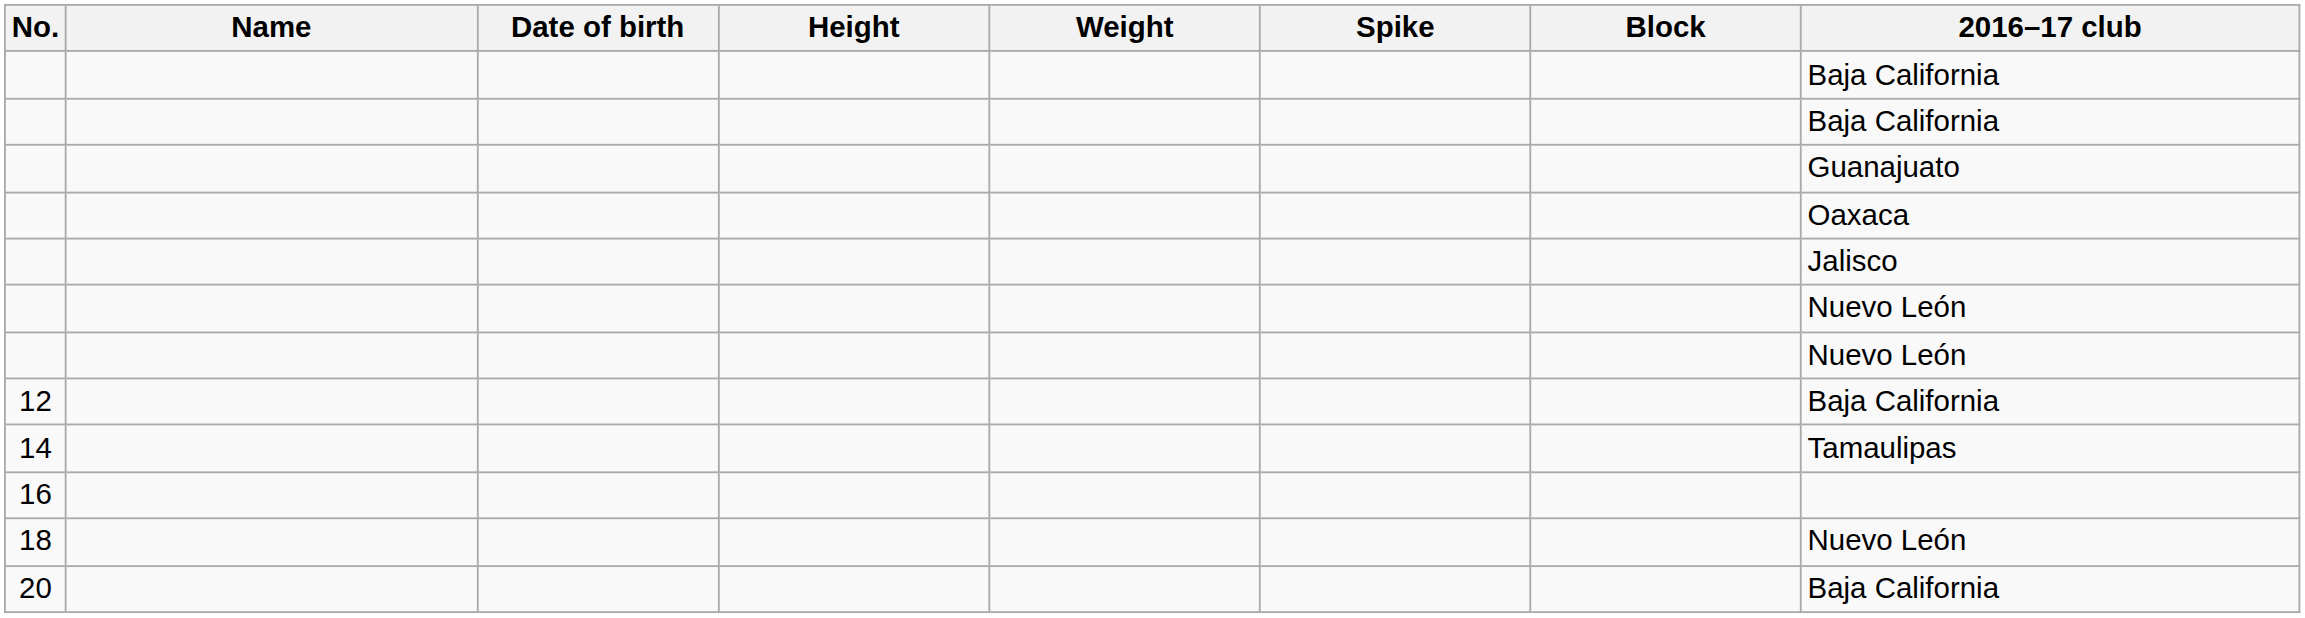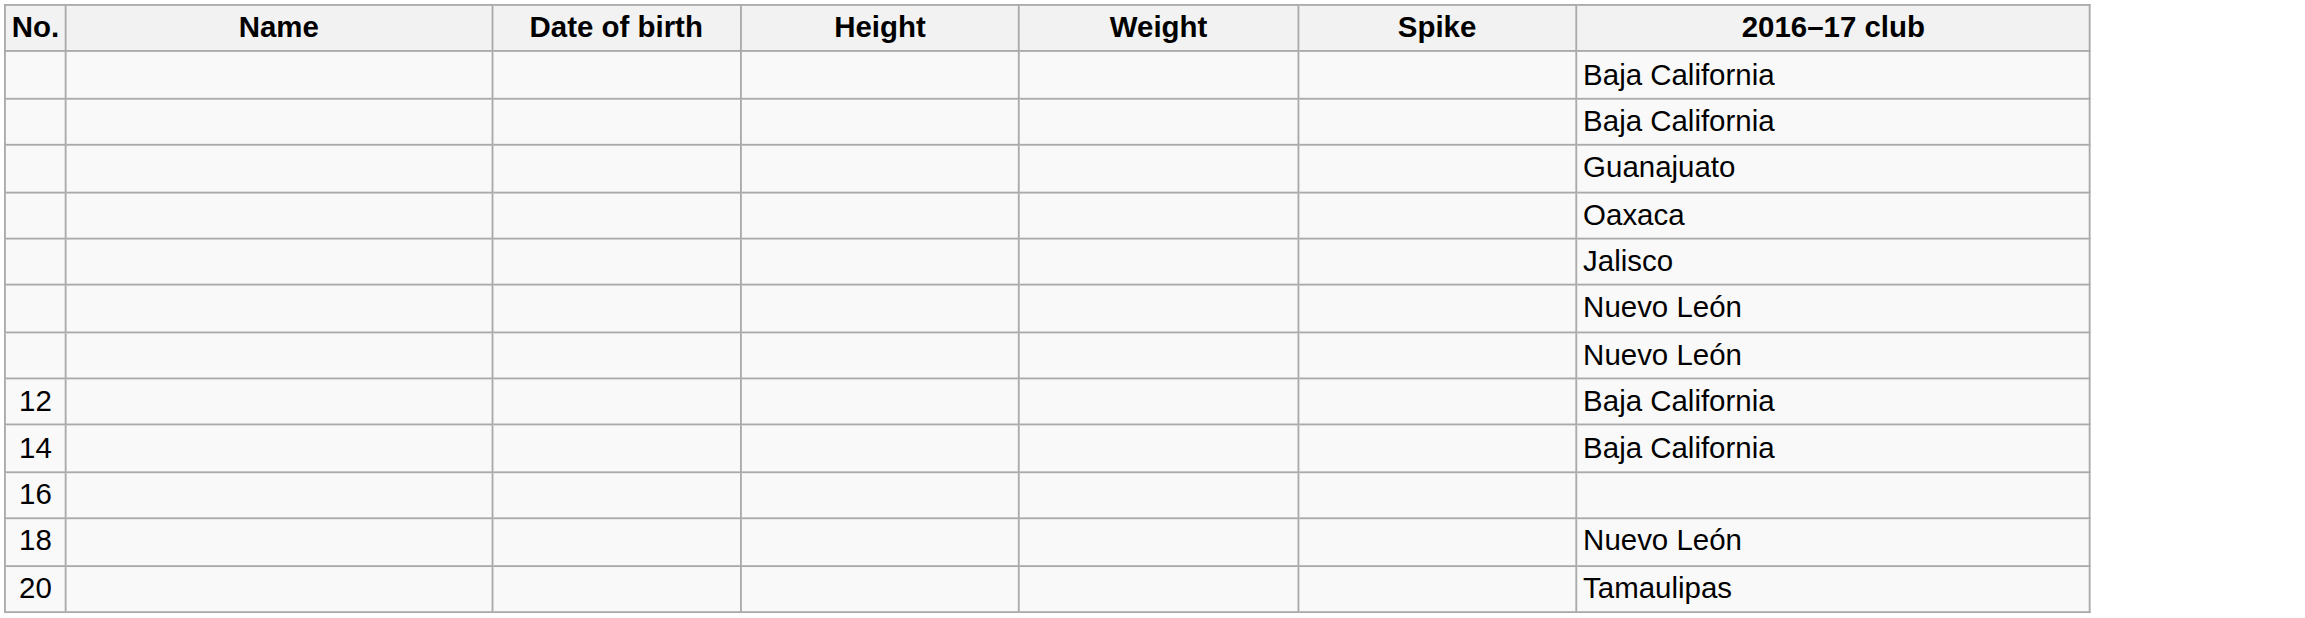- column: (1666, 27)
(1882, 448) Tamaulipas -> (1679, 448) Baja California
(1903, 588) Baja California -> (1658, 588) Tamaulipas
